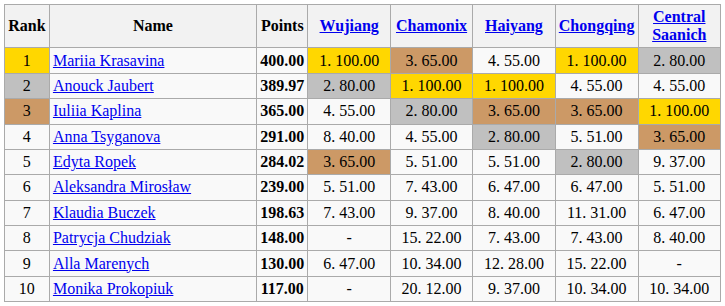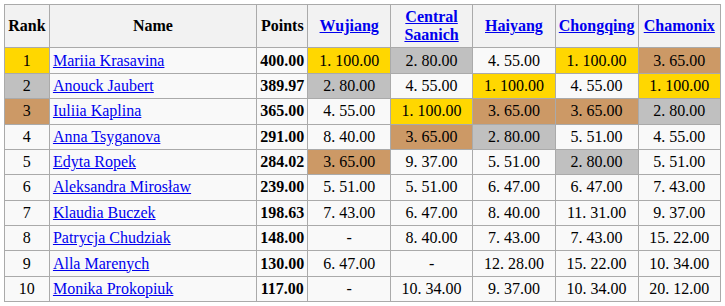columns swapped: (432, 26) <-> (679, 26)
